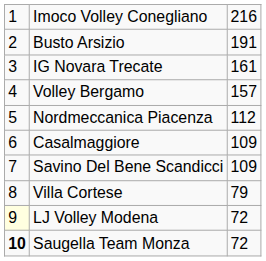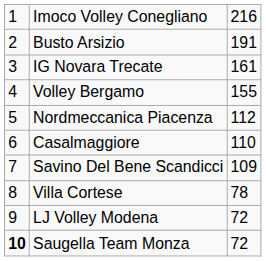(244, 92) 157 -> (244, 92) 155
(244, 142) 109 -> (243, 142) 110
(239, 192) 79 -> (239, 192) 78
(13, 218) lightyellow background -> (13, 218) no background
